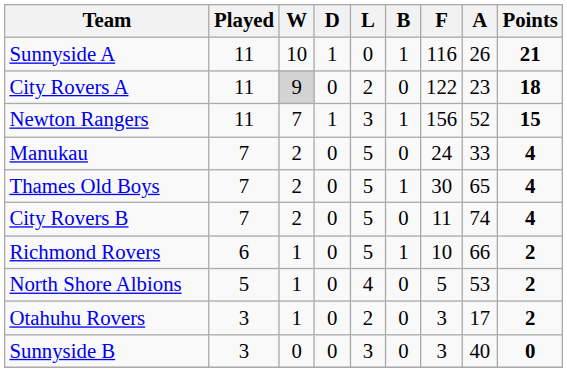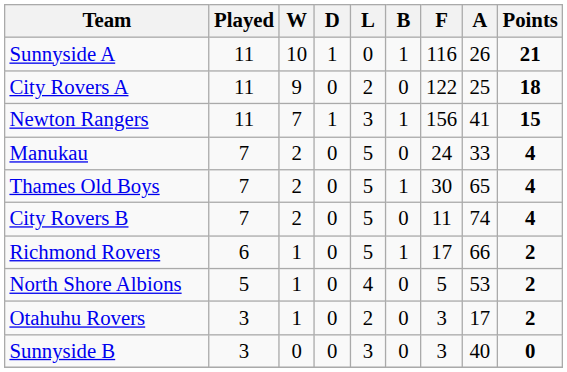(297, 86) lightgrey background -> (297, 86) no background
(480, 86) 23 -> (480, 86) 25
(480, 119) 52 -> (480, 119) 41
(442, 251) 10 -> (442, 251) 17
